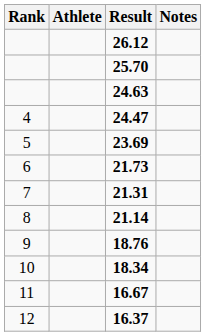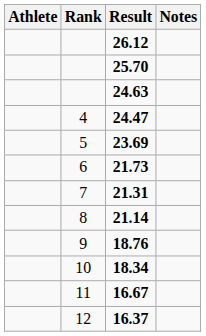columns swapped: (27, 17) <-> (77, 17)
